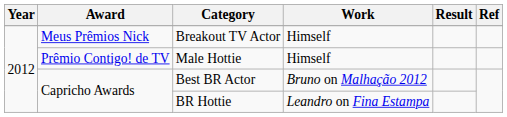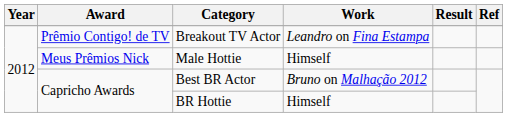(95, 36) Meus Prêmios Nick -> (105, 36) Prêmio Contigo! de TV
(309, 36) Himself -> (358, 36) Leandro on Fina Estampa
(105, 58) Prêmio Contigo! de TV -> (95, 58) Meus Prêmios Nick
(358, 101) Leandro on Fina Estampa -> (309, 101) Himself
